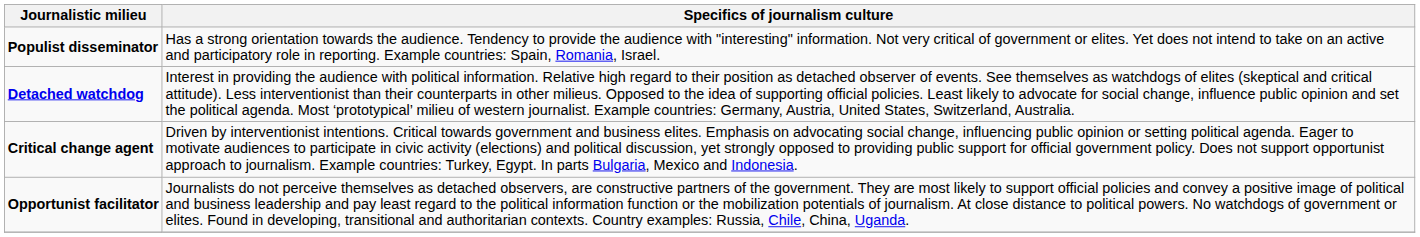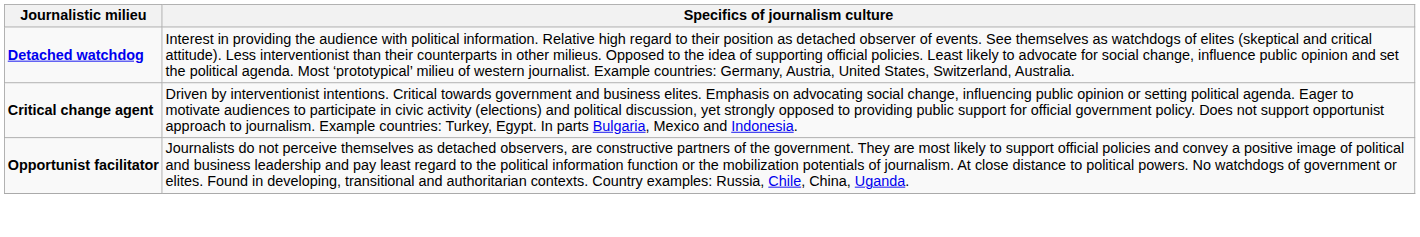- row: (83, 46)
